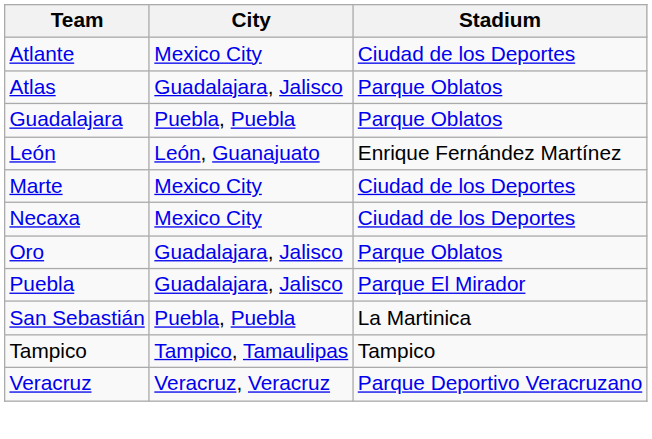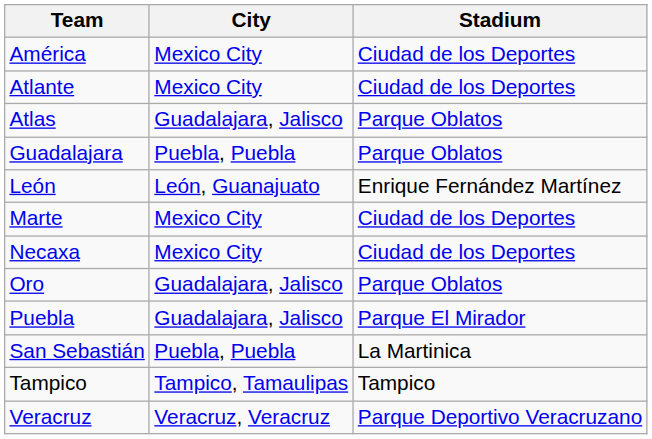+ row: (48, 53)
